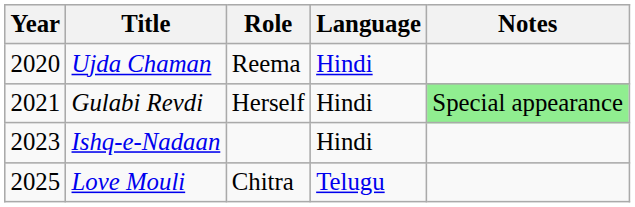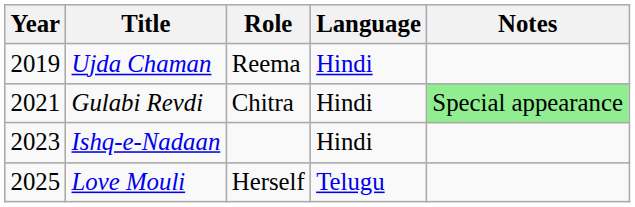(35, 63) 2020 -> (35, 63) 2019
(268, 102) Herself -> (263, 102) Chitra
(263, 181) Chitra -> (268, 181) Herself
